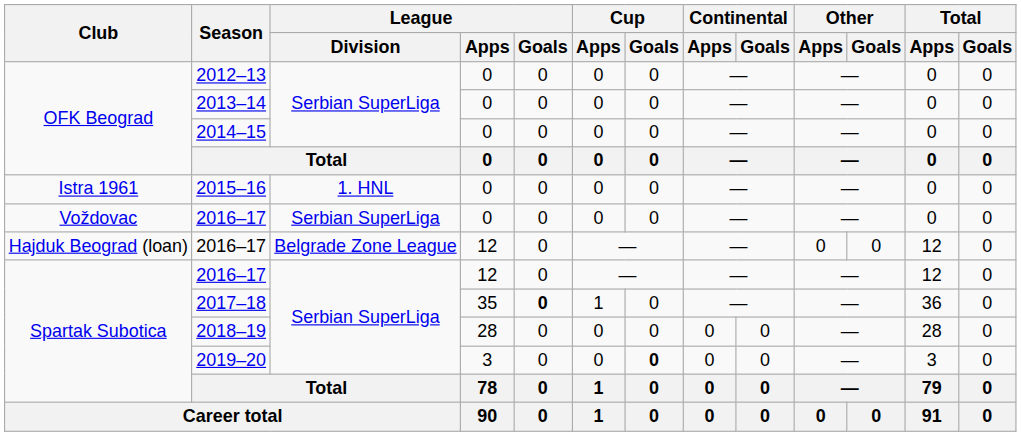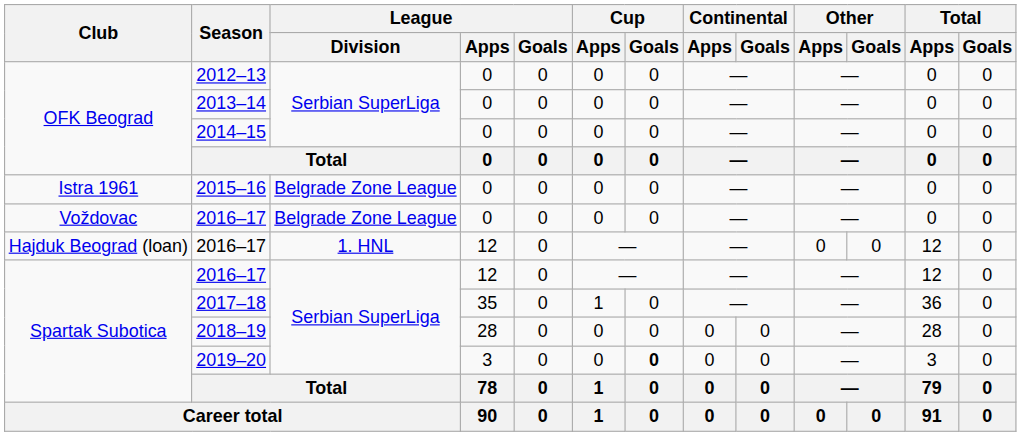(365, 189) 1. HNL -> (365, 189) Belgrade Zone League
(365, 217) Serbian SuperLiga -> (365, 217) Belgrade Zone League
(365, 246) Belgrade Zone League -> (365, 246) 1. HNL
(543, 302) bold -> (543, 302) normal
